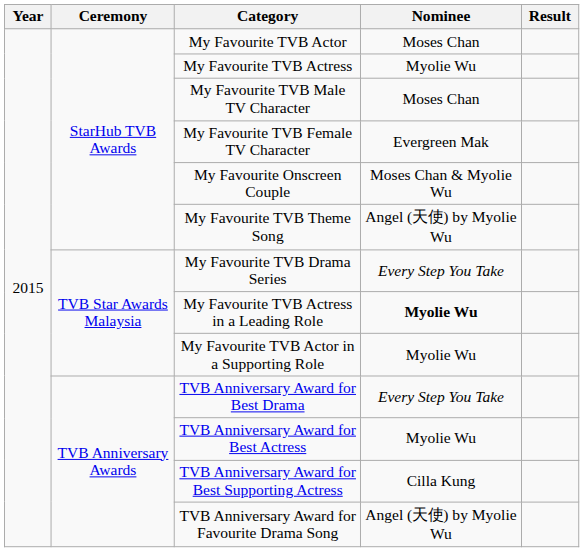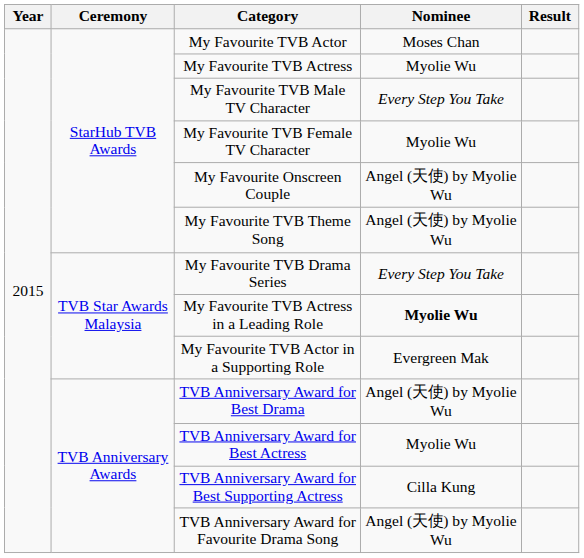(441, 99) Moses Chan -> (441, 99) Every Step You Take
(441, 141) Evergreen Mak -> (441, 141) Myolie Wu
(441, 183) Moses Chan & Myolie Wu -> (441, 185) Angel (天使) by Myolie Wu
(441, 354) Myolie Wu -> (441, 357) Evergreen Mak
(441, 396) Every Step You Take -> (441, 401) Angel (天使) by Myolie Wu
